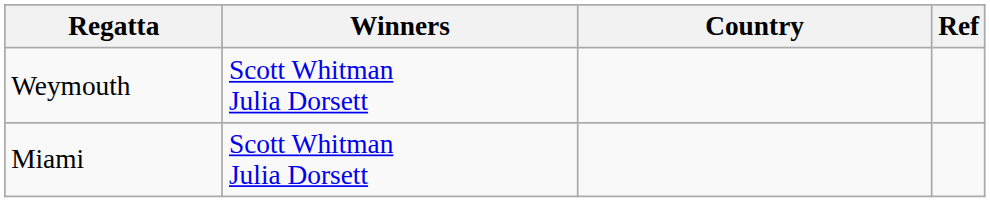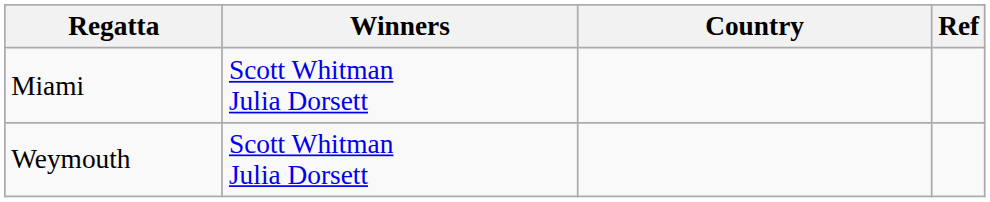rows swapped: (48, 159) <-> (71, 84)
